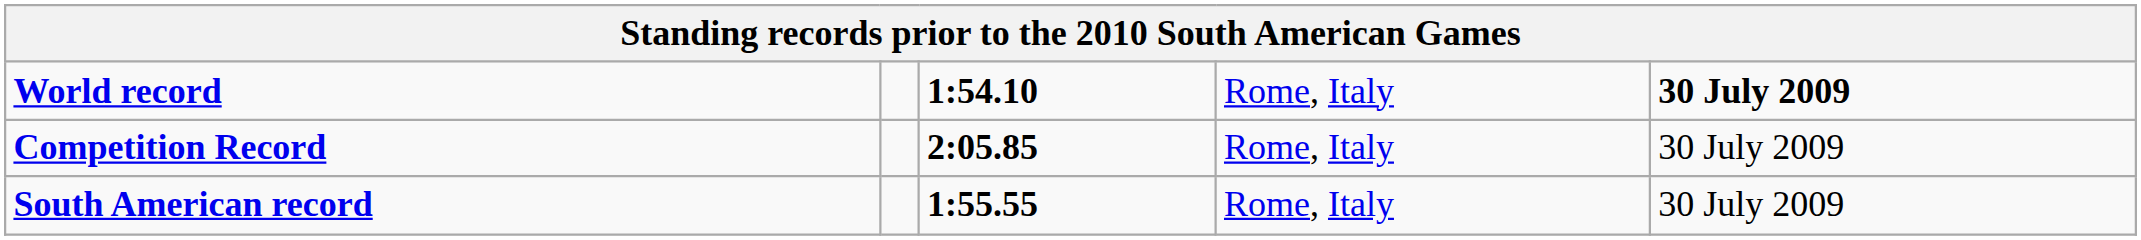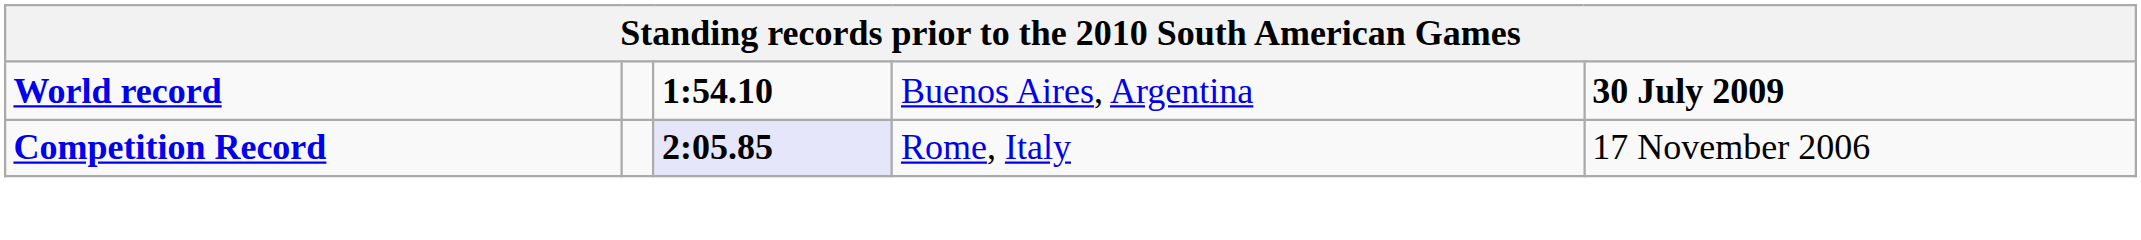(1309, 90) Rome, Italy -> (1077, 90) Buenos Aires, Argentina
(983, 147) no background -> (717, 147) lavender background
(1751, 147) 30 July 2009 -> (1731, 147) 17 November 2006
- row: (193, 204)
